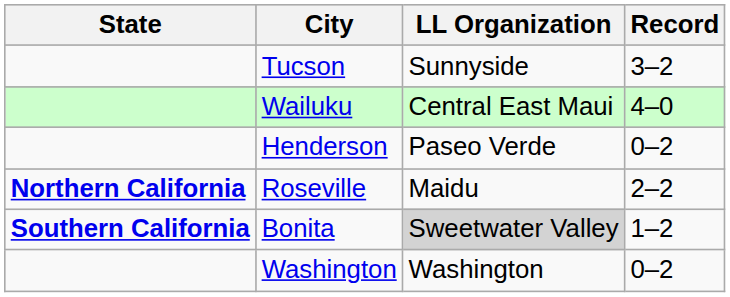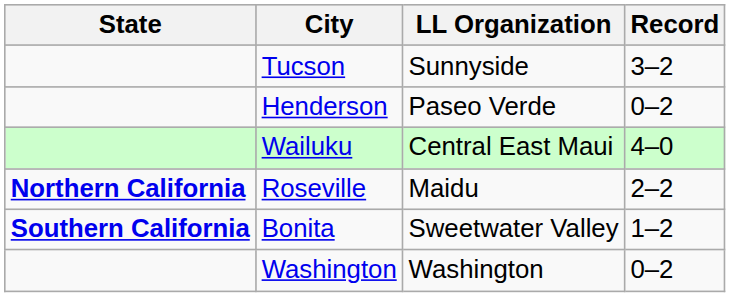rows swapped: (307, 106) <-> (325, 147)
(514, 229) lightgrey background -> (514, 229) no background
